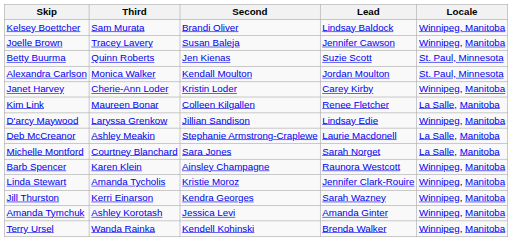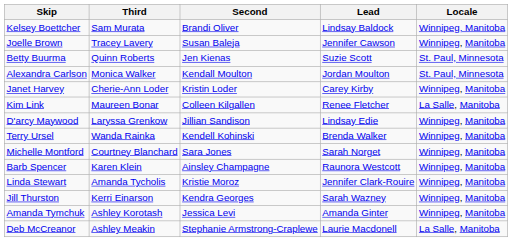rows swapped: (41, 136) <-> (30, 228)
(459, 151) La Salle, Manitoba -> (462, 151) Winnipeg, Manitoba
